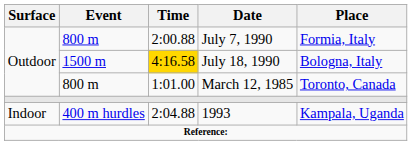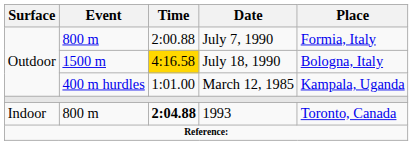(81, 84) 800 m -> (104, 84) 400 m hurdles
(348, 84) Toronto, Canada -> (353, 84) Kampala, Uganda
(104, 113) 400 m hurdles -> (81, 113) 800 m
(173, 113) normal -> (174, 113) bold
(352, 113) Kampala, Uganda -> (349, 113) Toronto, Canada
